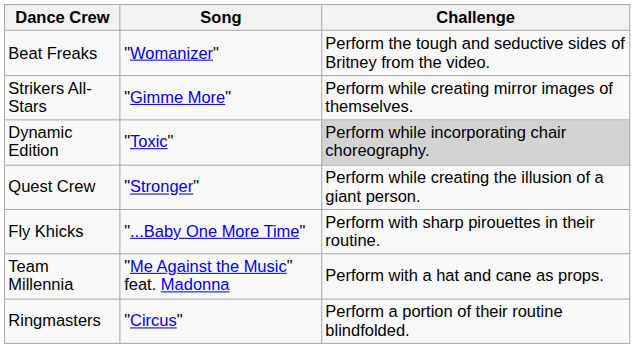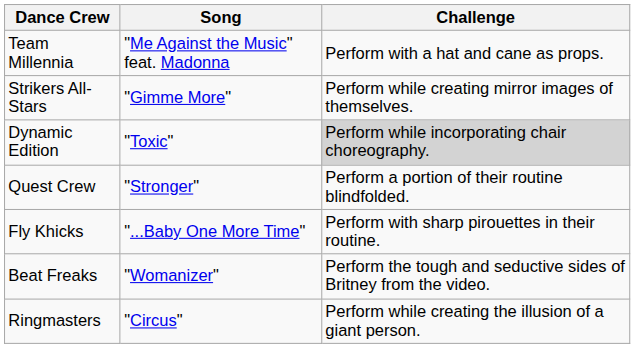rows swapped: (53, 52) <-> (41, 276)
(465, 187) Perform while creating the illusion of a giant person. -> (444, 187) Perform a portion of their routine blindfolded.
(444, 321) Perform a portion of their routine blindfolded. -> (465, 321) Perform while creating the illusion of a giant person.
